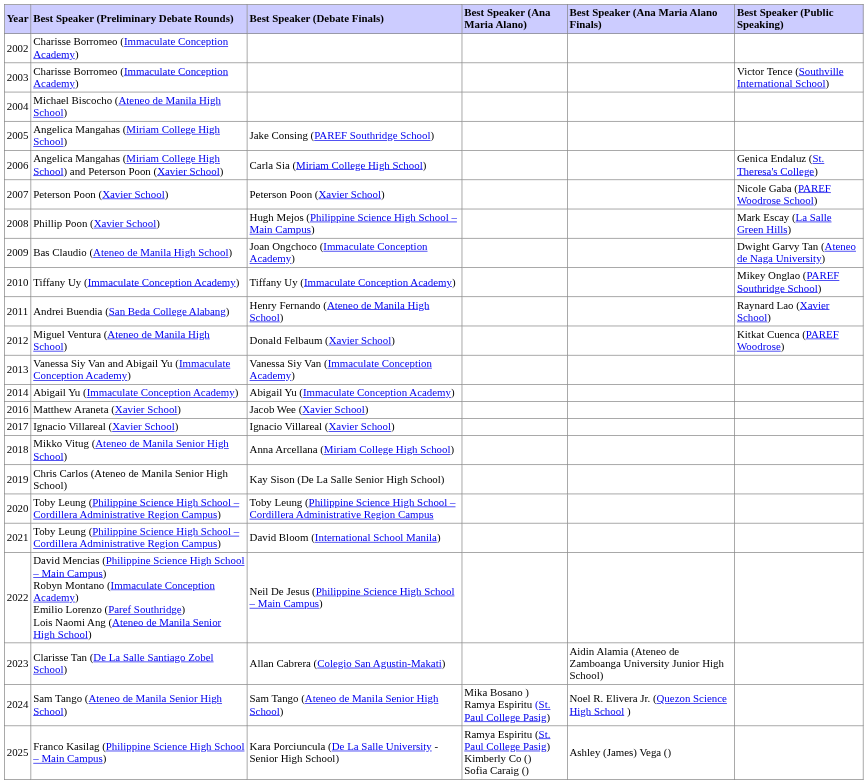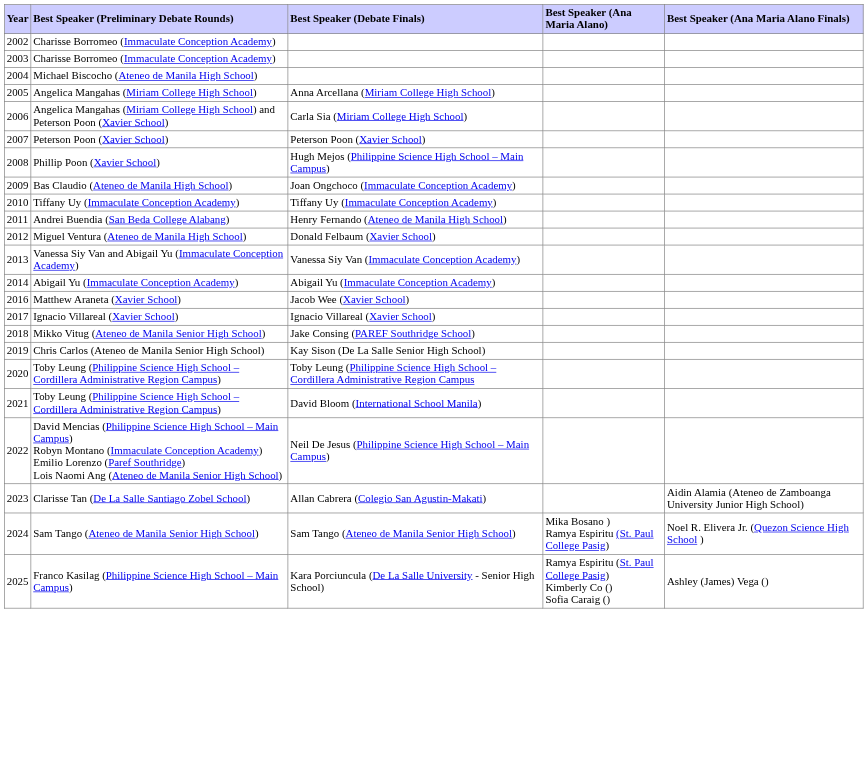- column: (785, 19)
(342, 136) Jake Consing (PAREF Southridge School) -> (393, 93) Anna Arcellana (Miriam College High School)
(352, 450) Anna Arcellana (Miriam College High School) -> (383, 333) Jake Consing (PAREF Southridge School)
